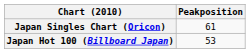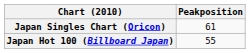(211, 41) 53 -> (211, 41) 55
